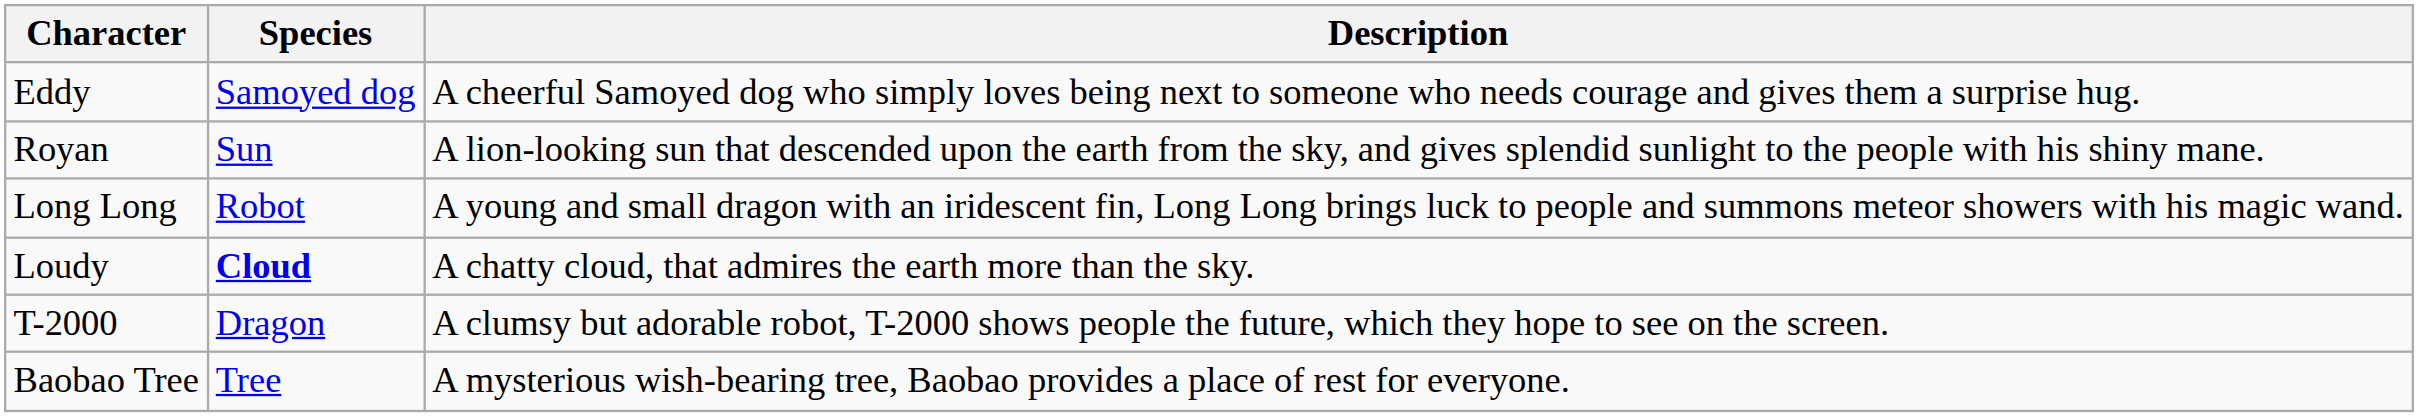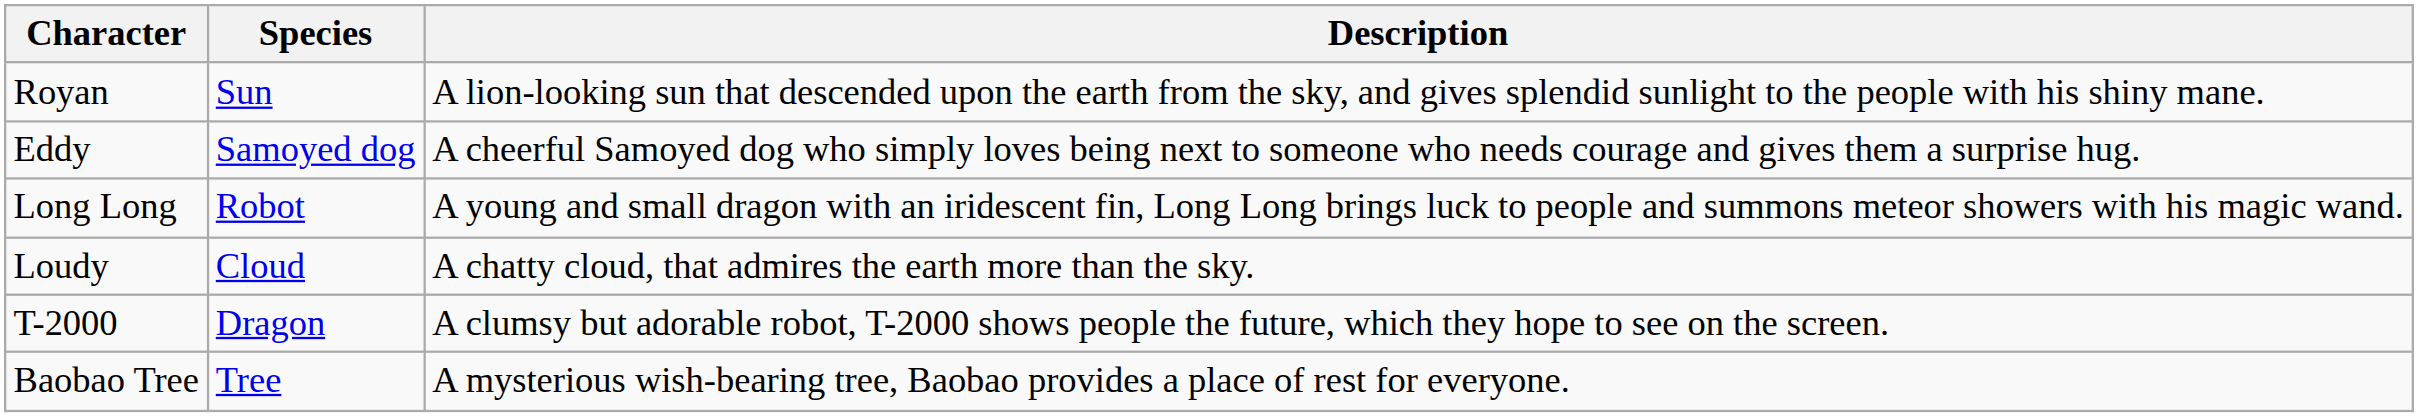rows swapped: (61, 149) <-> (52, 91)
(263, 264) bold -> (260, 264) normal
